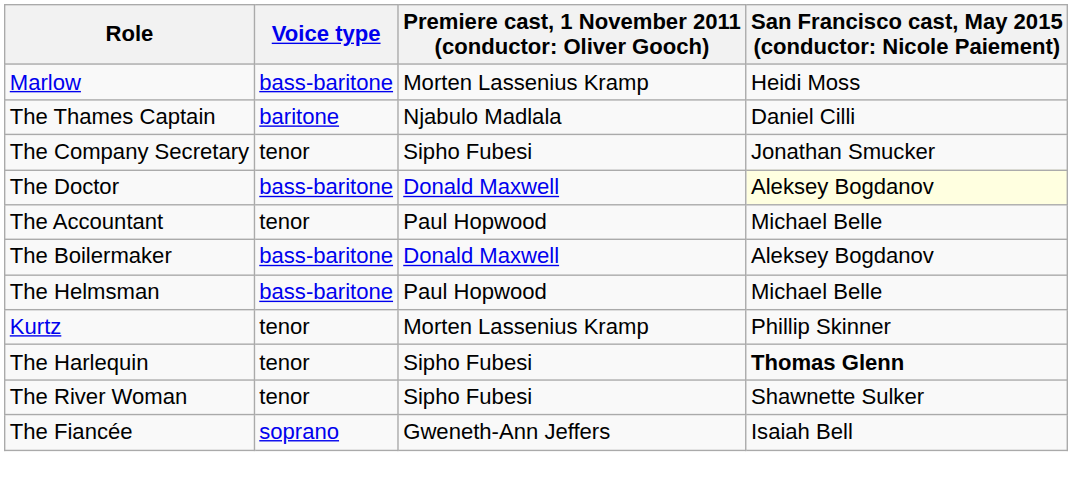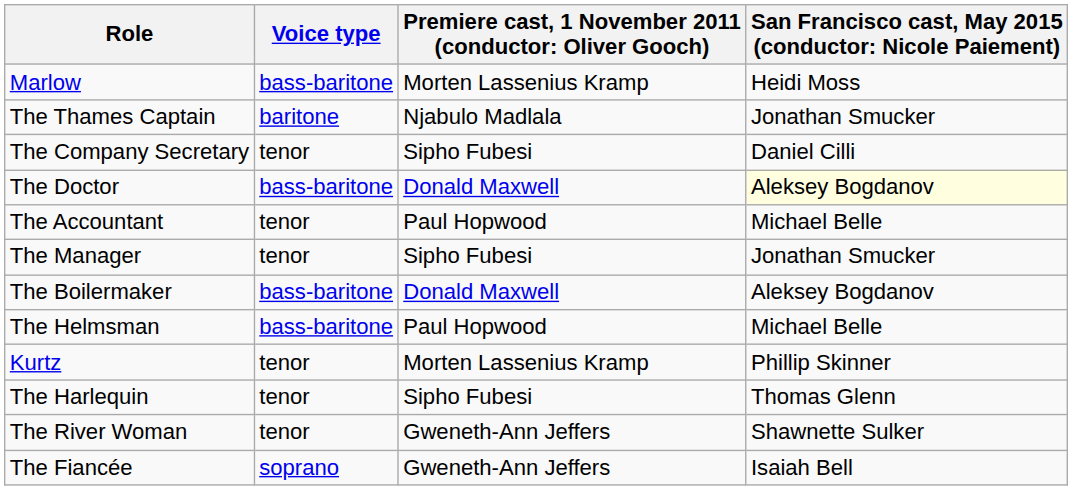(803, 116) Daniel Cilli -> (843, 116) Jonathan Smucker
(843, 151) Jonathan Smucker -> (803, 151) Daniel Cilli
+ row: (75, 256)
(828, 362) bold -> (823, 397) normal
(468, 397) Sipho Fubesi -> (507, 432) Gweneth-Ann Jeffers
